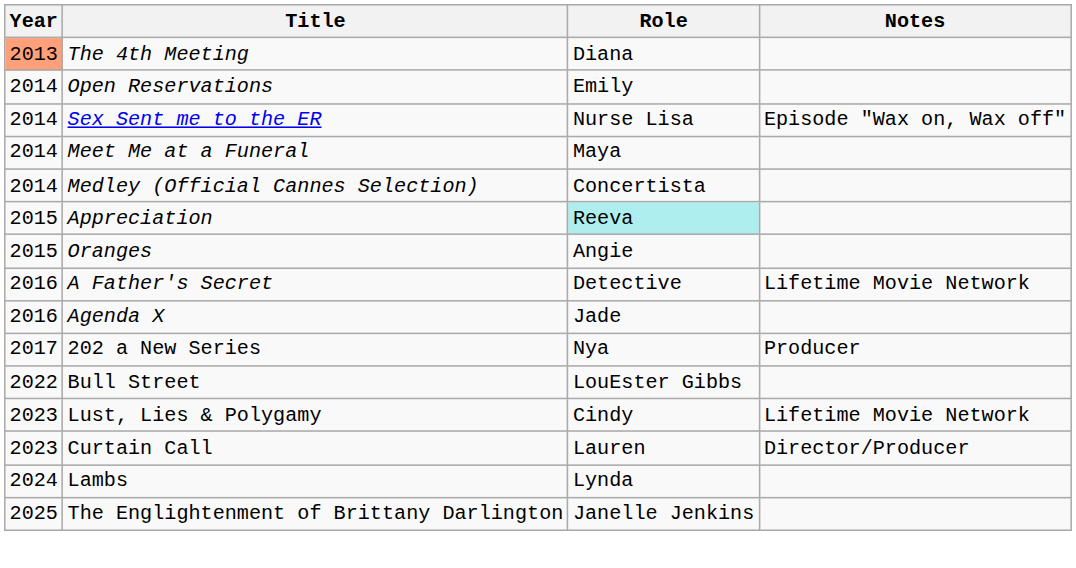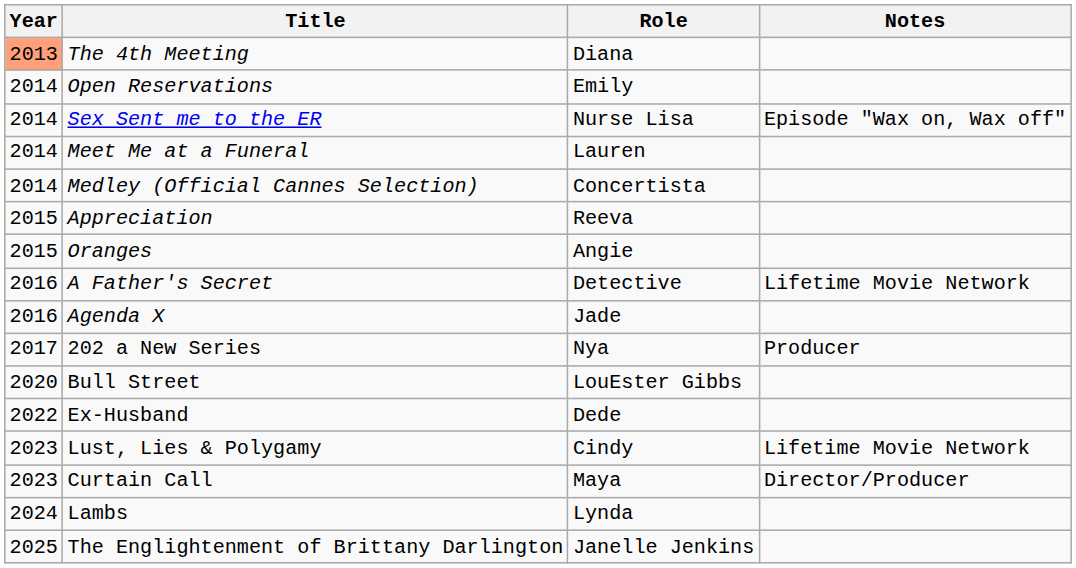(597, 153) Maya -> (609, 153) Lauren
(603, 218) paleturquoise background -> (603, 218) no background
(34, 382) 2022 -> (34, 382) 2020
+ row: (128, 415)
(609, 448) Lauren -> (597, 481) Maya
